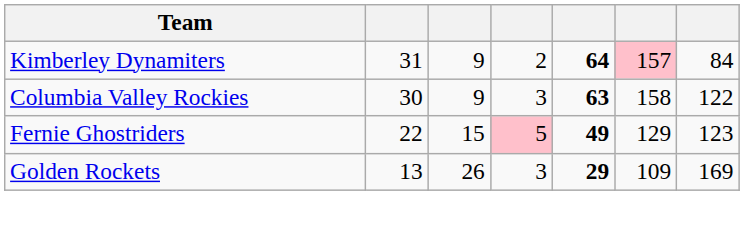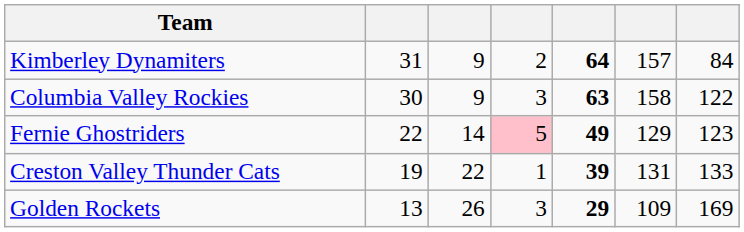(654, 60) pink background -> (654, 60) no background
(473, 134) 15 -> (473, 134) 14
+ row: (145, 171)
